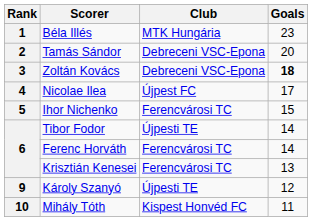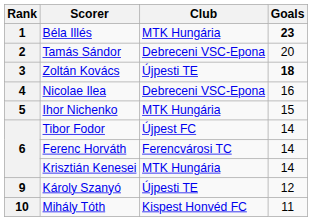(288, 33) normal -> (288, 33) bold
(204, 71) Debreceni VSC-Epona -> (170, 71) Újpesti TE
(169, 91) Újpest FC -> (204, 91) Debreceni VSC-Epona
(288, 91) 17 -> (288, 91) 16
(187, 110) Ferencvárosi TC -> (181, 110) MTK Hungária
(170, 129) Újpesti TE -> (169, 129) Újpest FC
(187, 168) Ferencvárosi TC -> (181, 168) MTK Hungária
(288, 168) 13 -> (288, 168) 14
